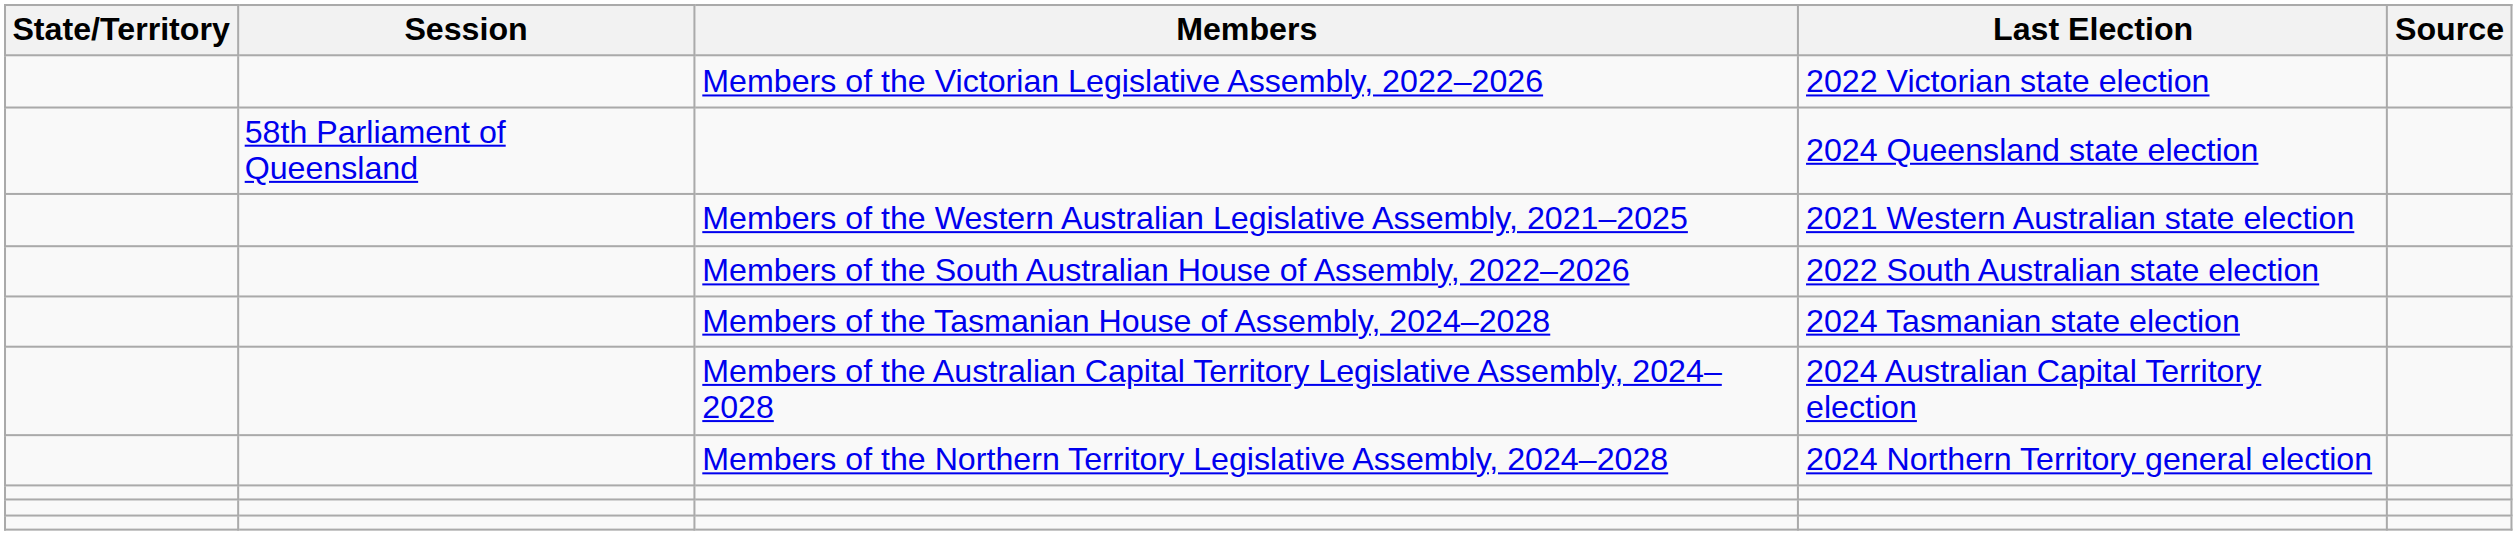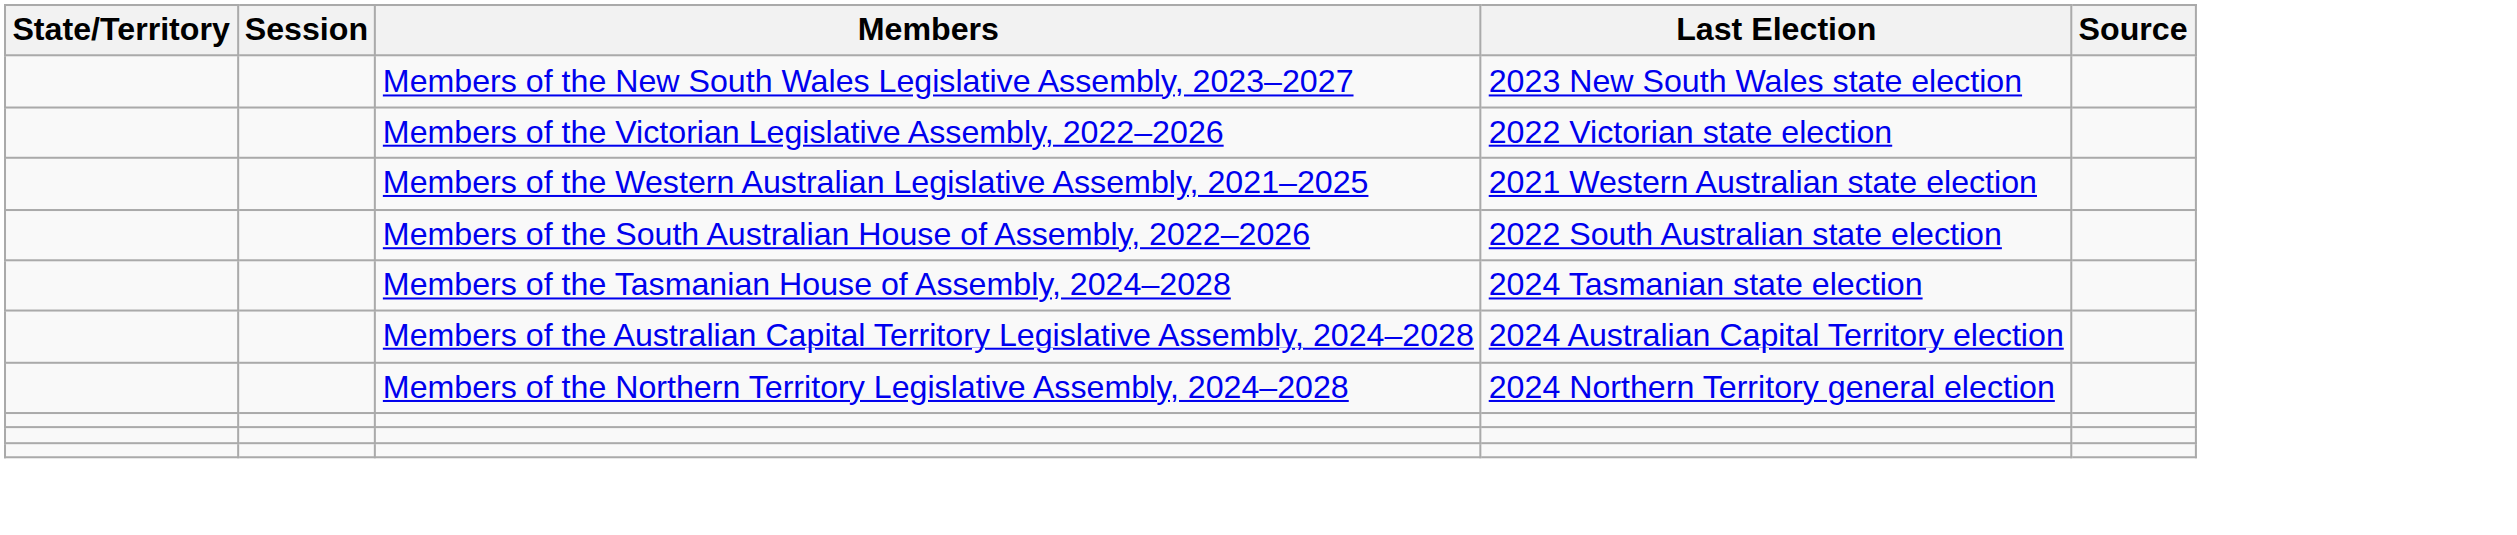+ row: (868, 81)
- row: (1247, 151)
